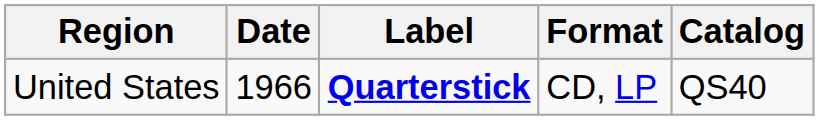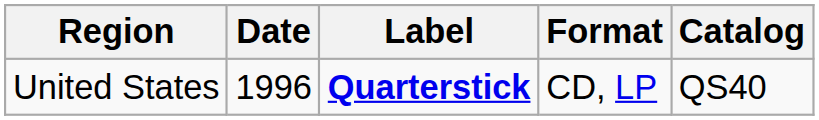(274, 86) 1966 -> (274, 86) 1996
